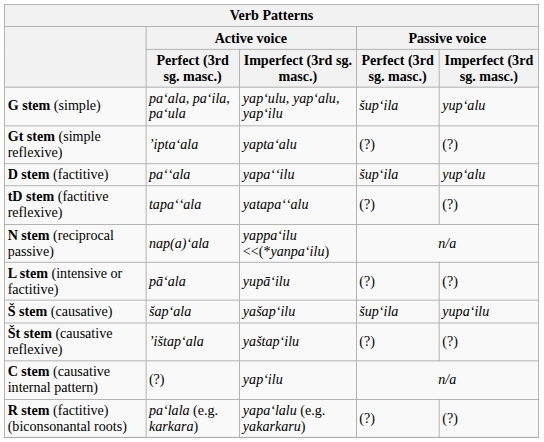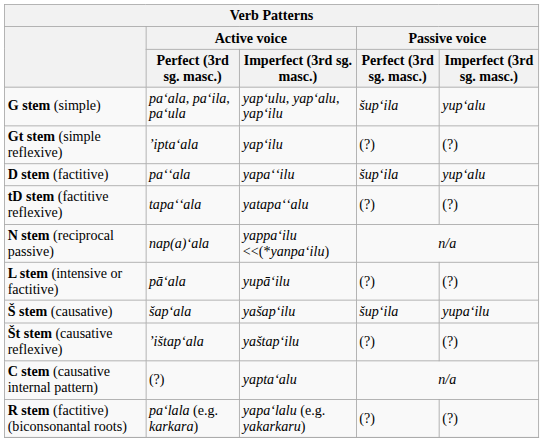(270, 144) yaptaʻalu -> (263, 144) yapʻilu
(263, 380) yapʻilu -> (270, 380) yaptaʻalu
